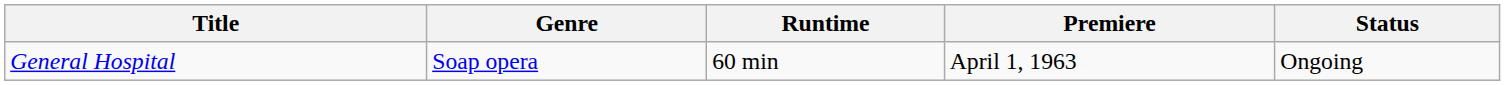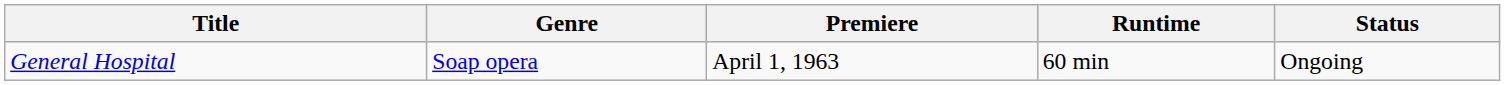columns swapped: (1110, 23) <-> (826, 23)
